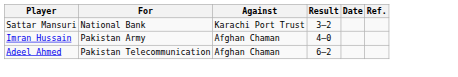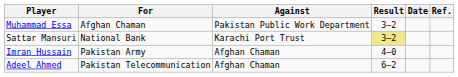+ row: (39, 25)
(324, 25) no background -> (389, 38) khaki background
